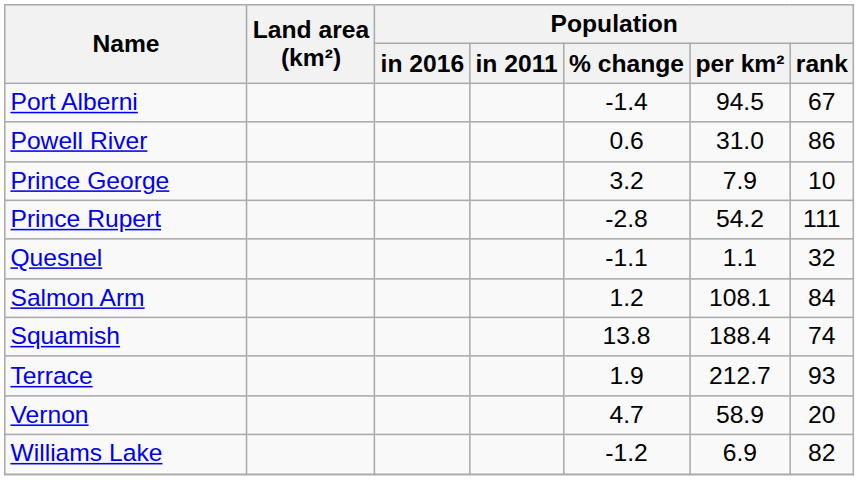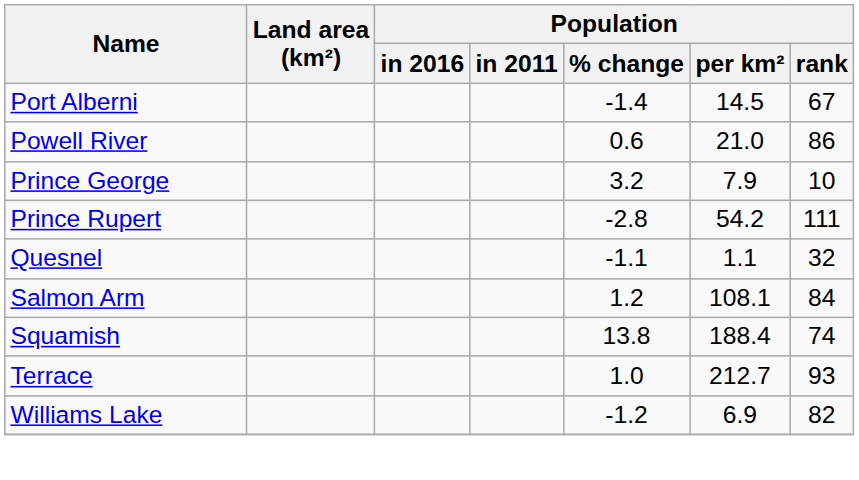(740, 102) 94.5 -> (740, 102) 14.5
(740, 141) 31.0 -> (740, 141) 21.0
(627, 375) 1.9 -> (627, 375) 1.0
- row: (50, 414)
